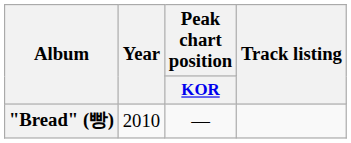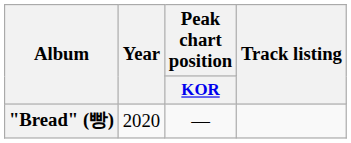(141, 120) 2010 -> (141, 120) 2020
